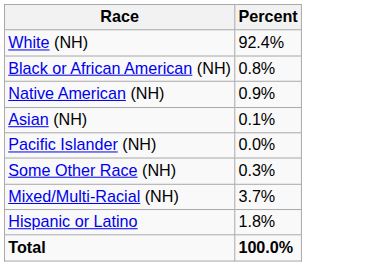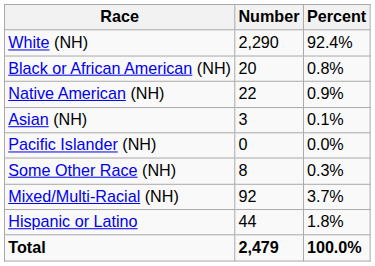+ column: (269, 17)
